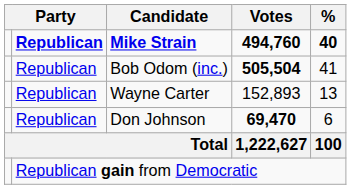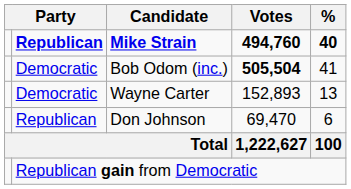(56, 68) Republican -> (57, 68) Democratic
(56, 94) Republican -> (57, 94) Democratic
(271, 119) bold -> (271, 119) normal
